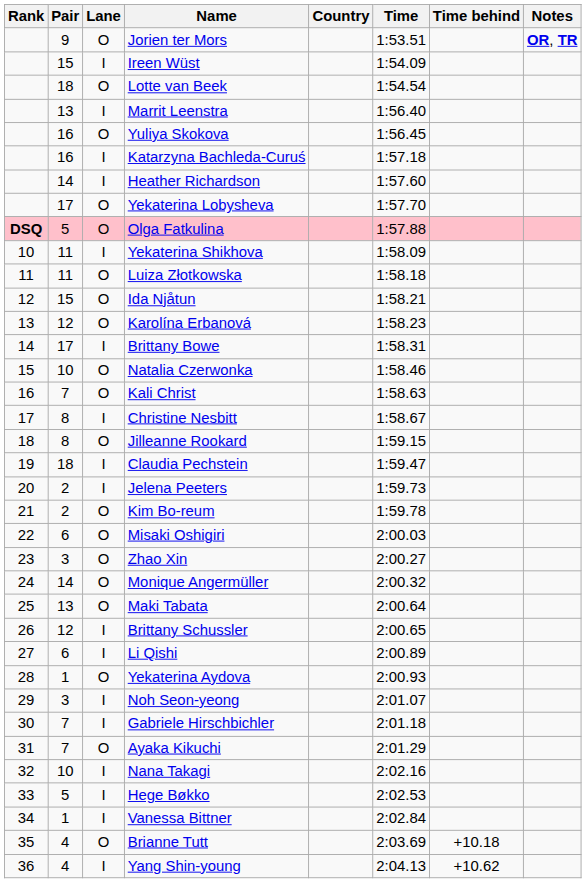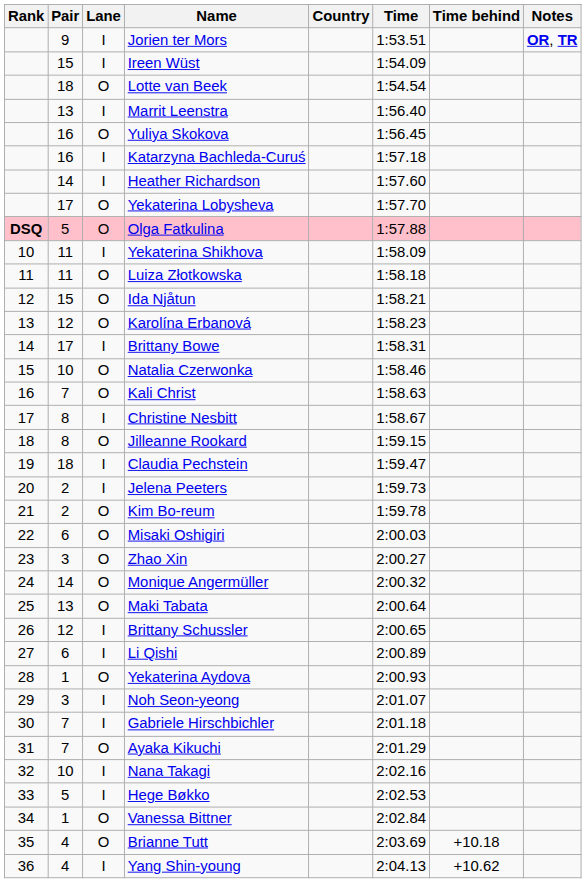(103, 39) O -> (103, 39) I
(103, 818) I -> (103, 818) O
